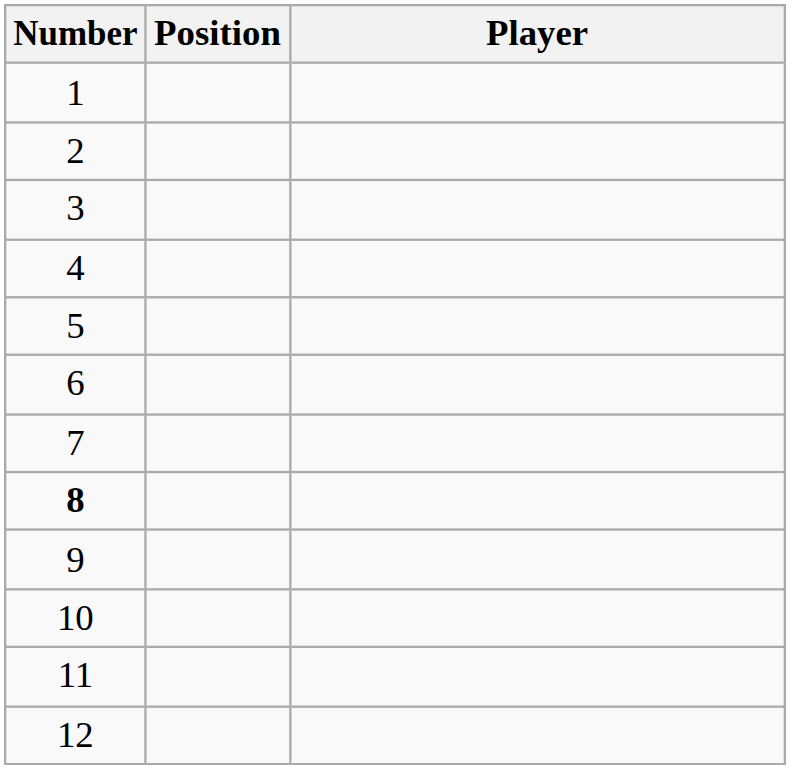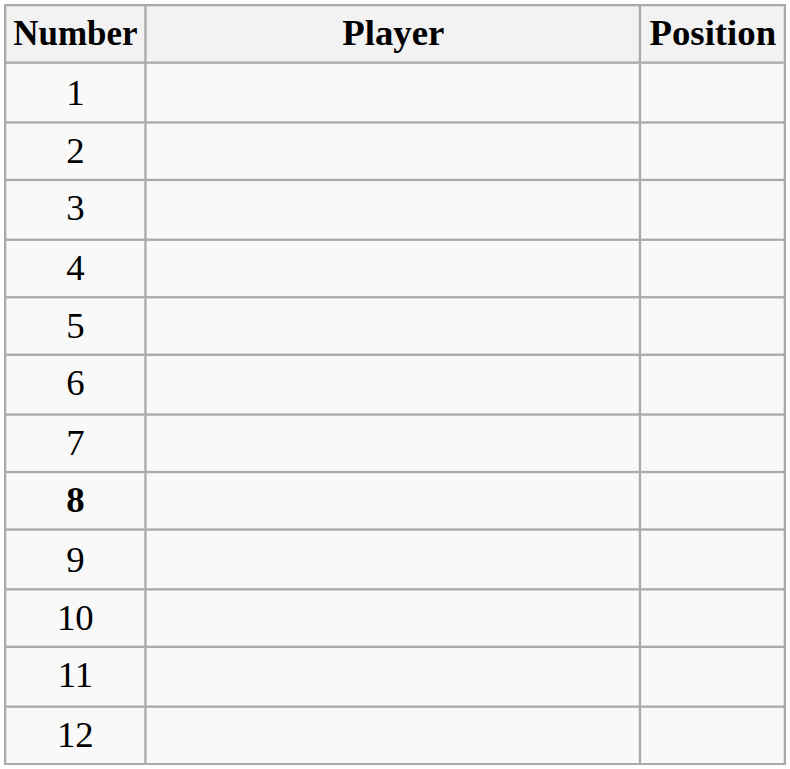columns swapped: (537, 33) <-> (217, 33)
